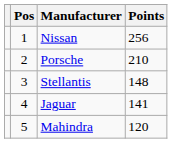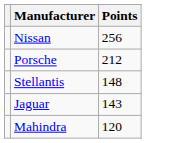- column: (24, 15)
(138, 59) 210 -> (112, 59) 212
(138, 104) 141 -> (112, 104) 143
